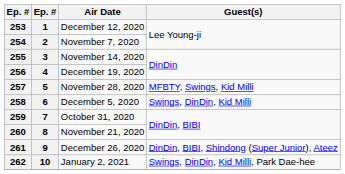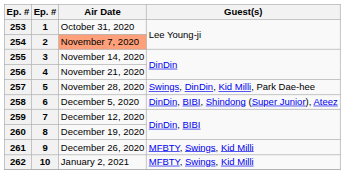(103, 27) December 12, 2020 -> (98, 27) October 31, 2020
(100, 42) no background -> (100, 42) lightsalmon background
(103, 72) December 19, 2020 -> (103, 72) November 21, 2020
(201, 87) MFBTY, Swings, Kid Milli -> (232, 87) Swings, DinDin, Kid Milli, Park Dae-hee
(200, 102) Swings, DinDin, Kid Milli -> (243, 102) DinDin, BIBI, Shindong (Super Junior), Ateez
(98, 117) October 31, 2020 -> (103, 117) December 12, 2020
(103, 132) November 21, 2020 -> (103, 132) December 19, 2020
(243, 147) DinDin, BIBI, Shindong (Super Junior), Ateez -> (201, 147) MFBTY, Swings, Kid Milli
(232, 162) Swings, DinDin, Kid Milli, Park Dae-hee -> (201, 162) MFBTY, Swings, Kid Milli
